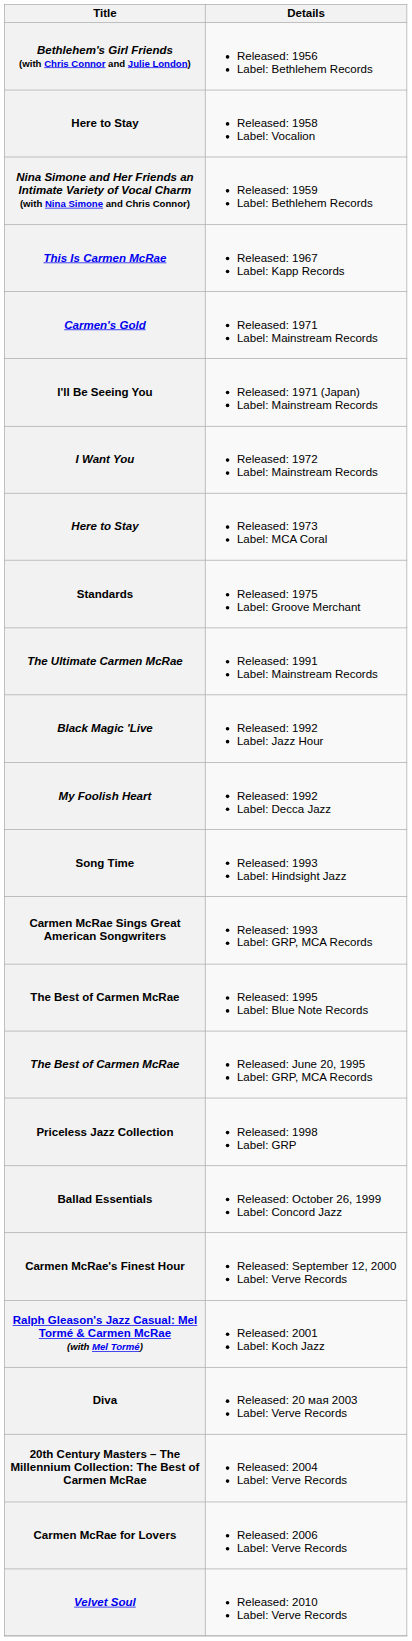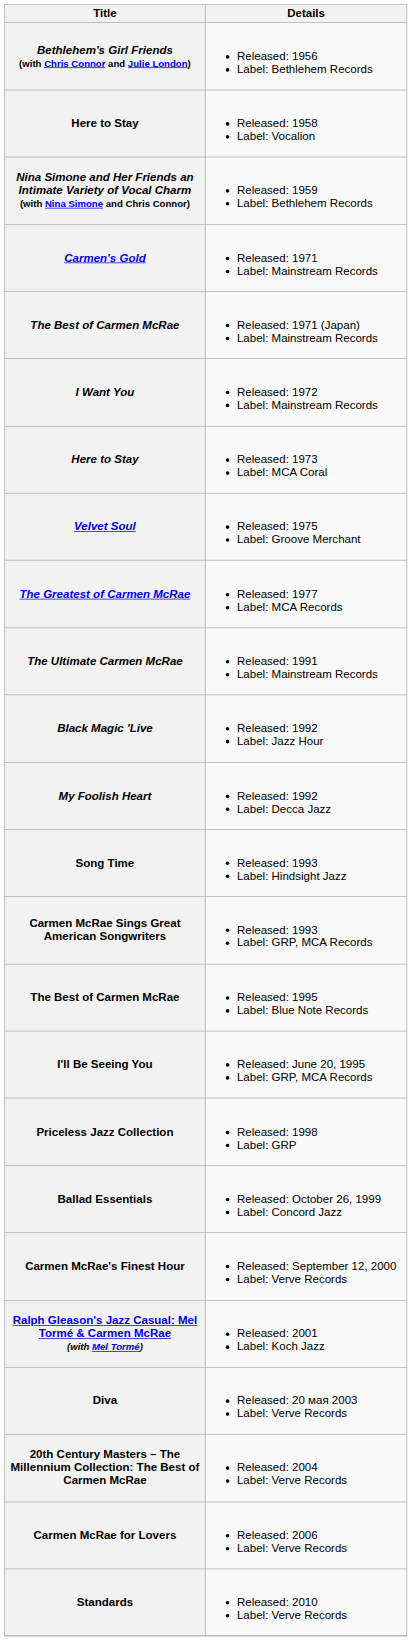- row: (306, 264)
(105, 392) I'll Be Seeing You -> (105, 325) The Best of Carmen McRae
(105, 594) Standards -> (105, 526) Velvet Soul
+ row: (306, 601)
(105, 1064) The Best of Carmen McRae -> (105, 1064) I'll Be Seeing You
(105, 1602) Velvet Soul -> (105, 1602) Standards
